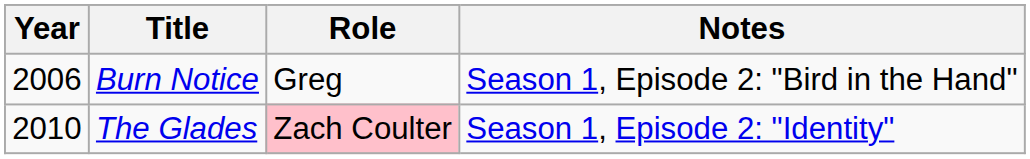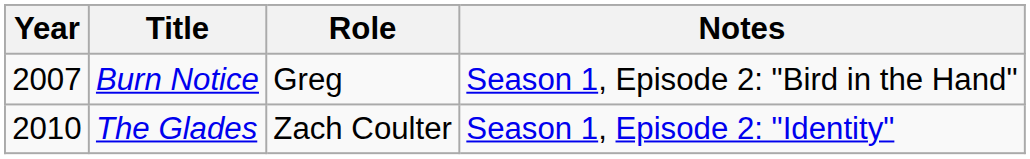(47, 78) 2006 -> (47, 78) 2007
(363, 128) pink background -> (363, 128) no background
